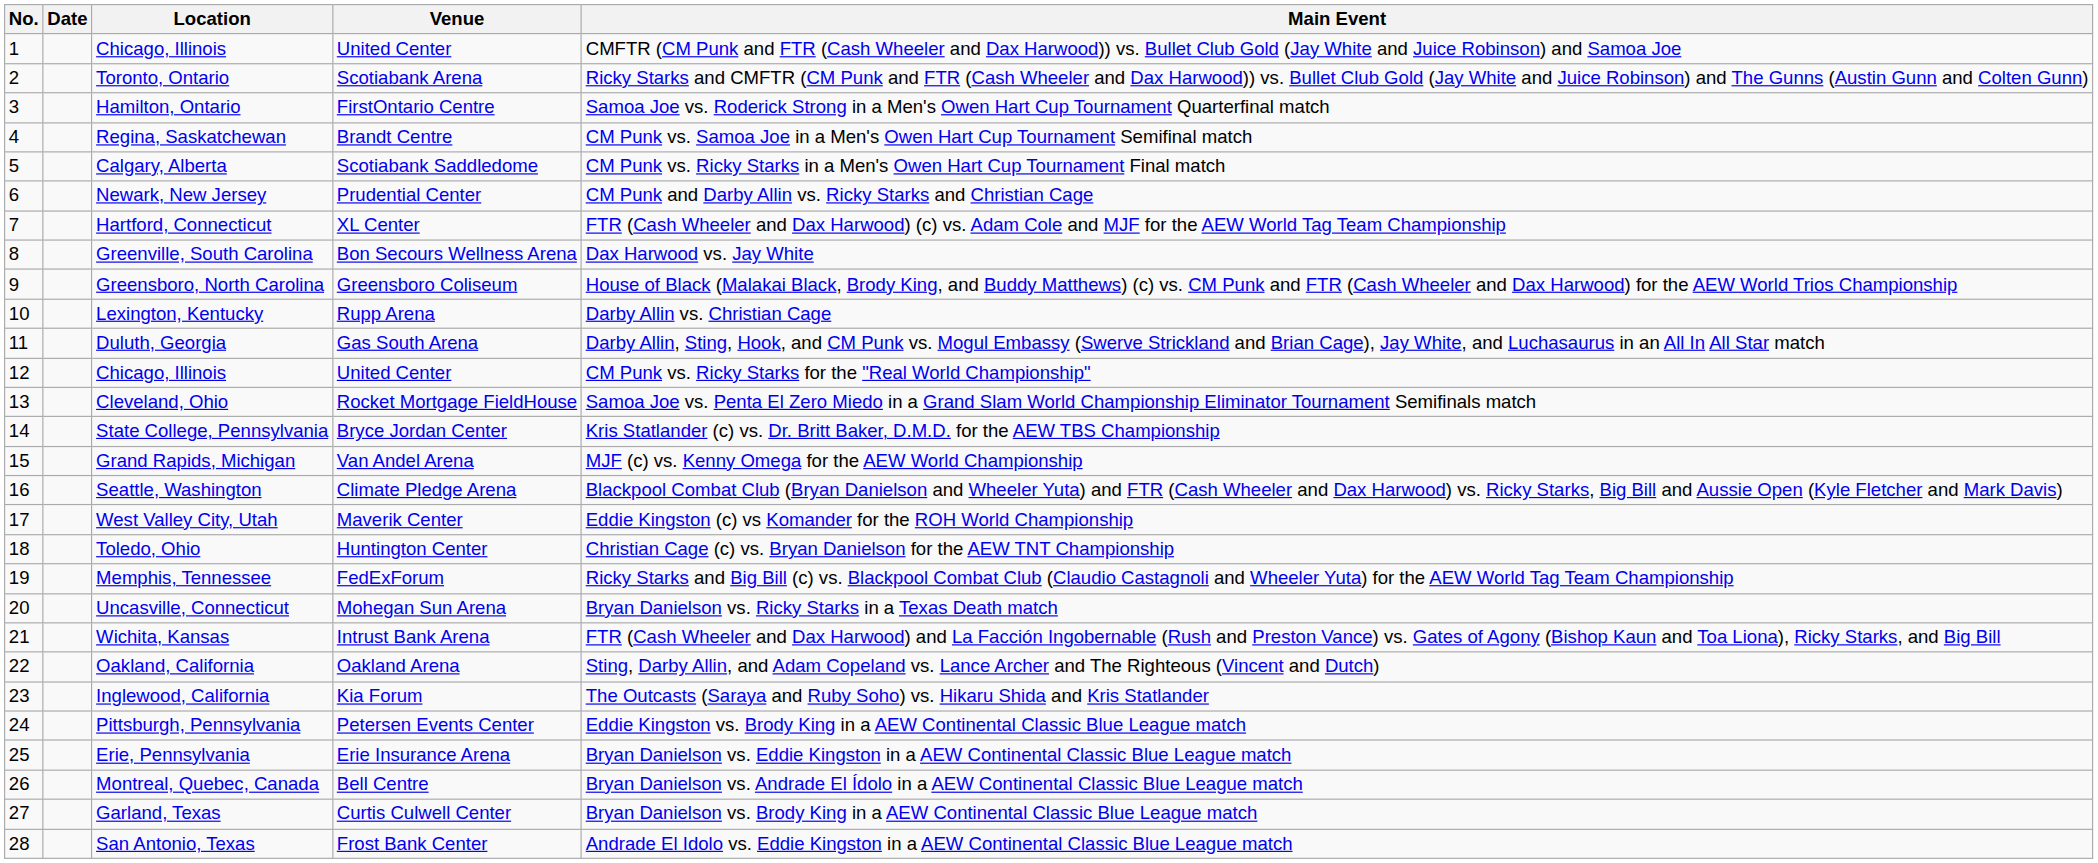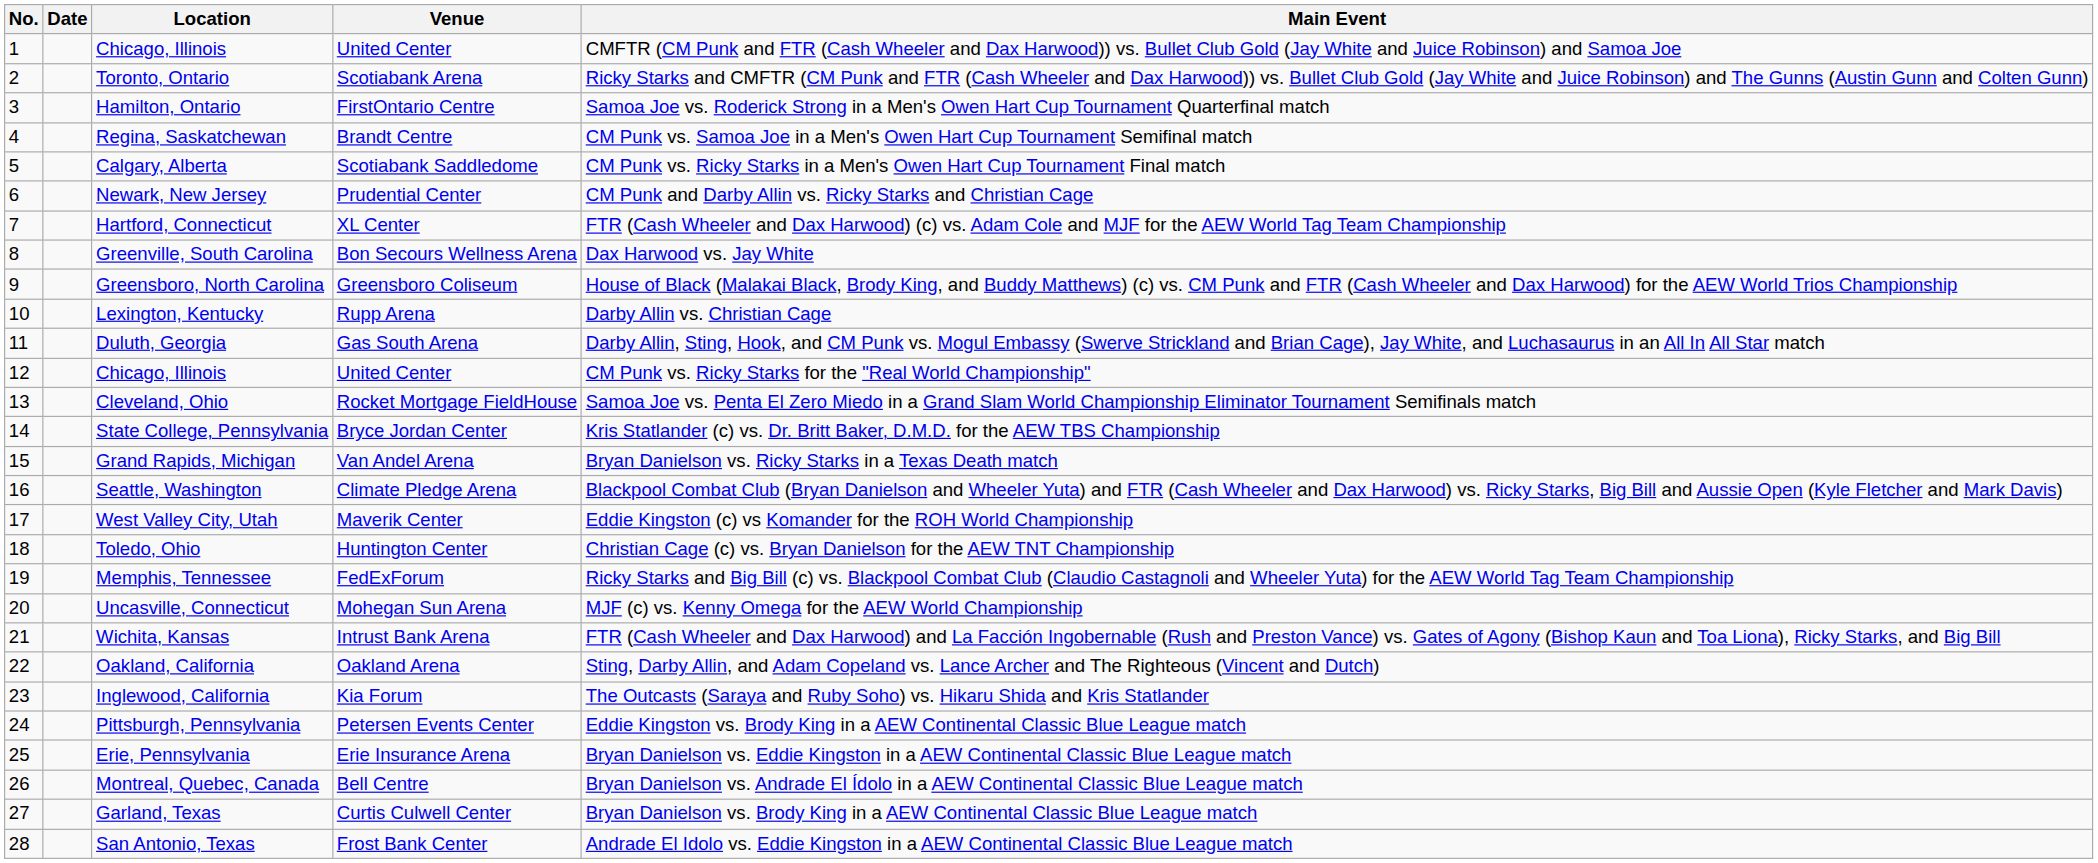(834, 460) MJF (c) vs. Kenny Omega for the AEW World Championship -> (822, 460) Bryan Danielson vs. Ricky Starks in a Texas Death match
(822, 607) Bryan Danielson vs. Ricky Starks in a Texas Death match -> (834, 607) MJF (c) vs. Kenny Omega for the AEW World Championship
